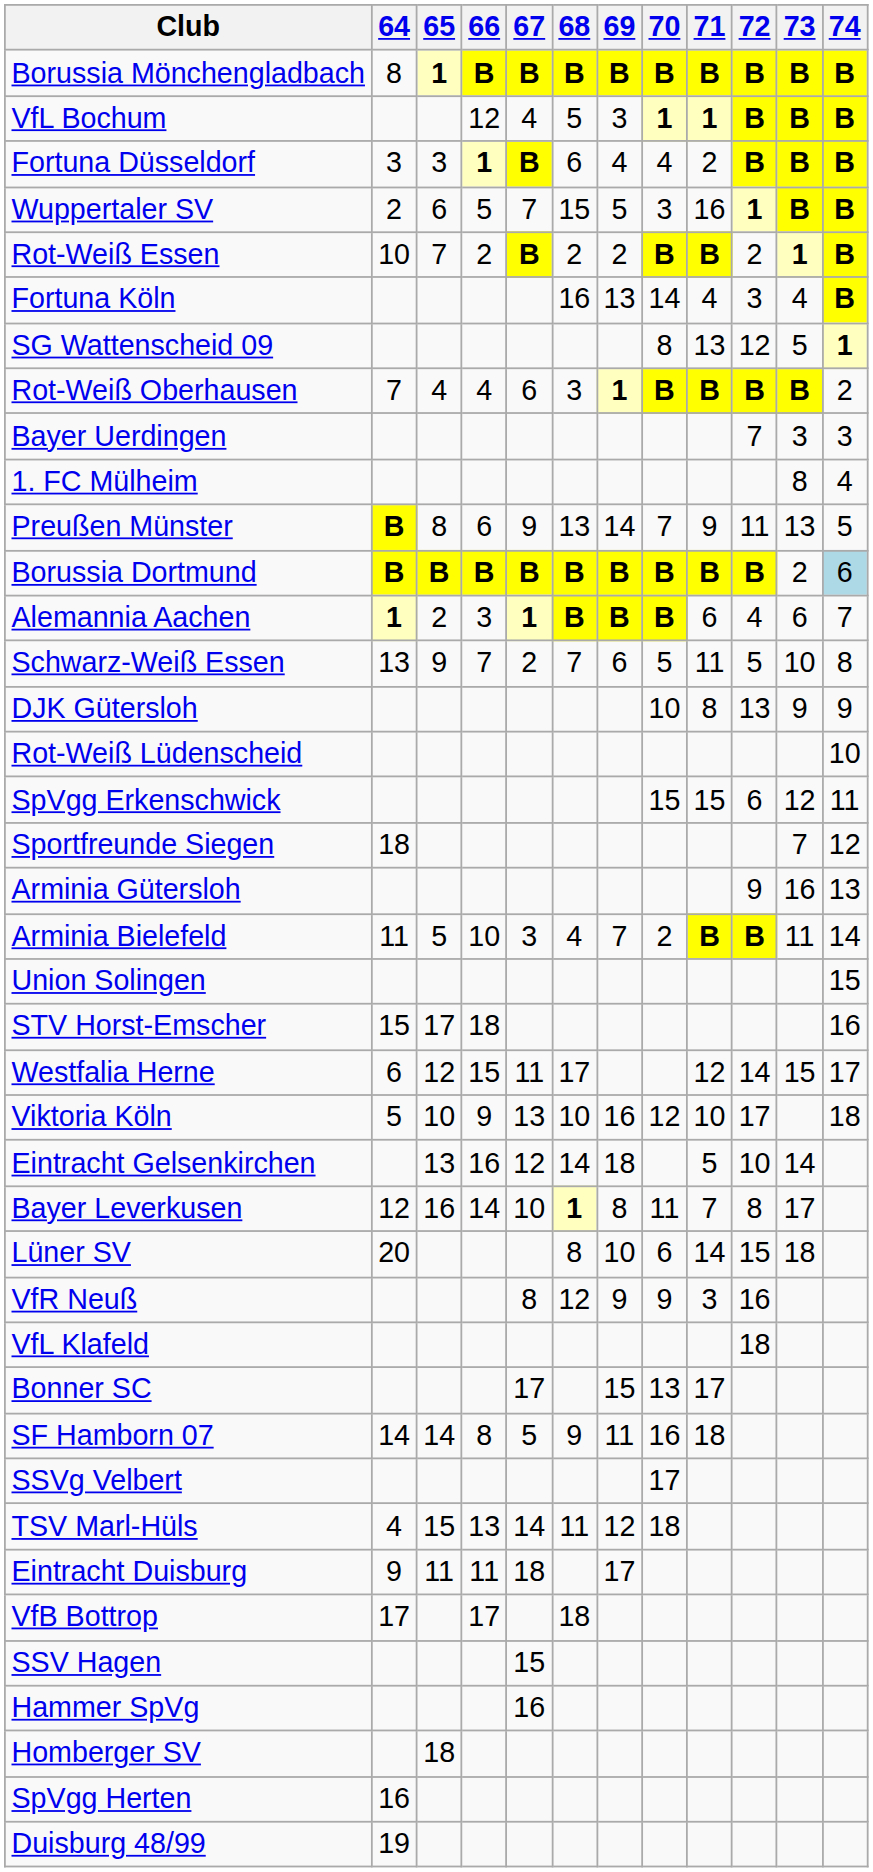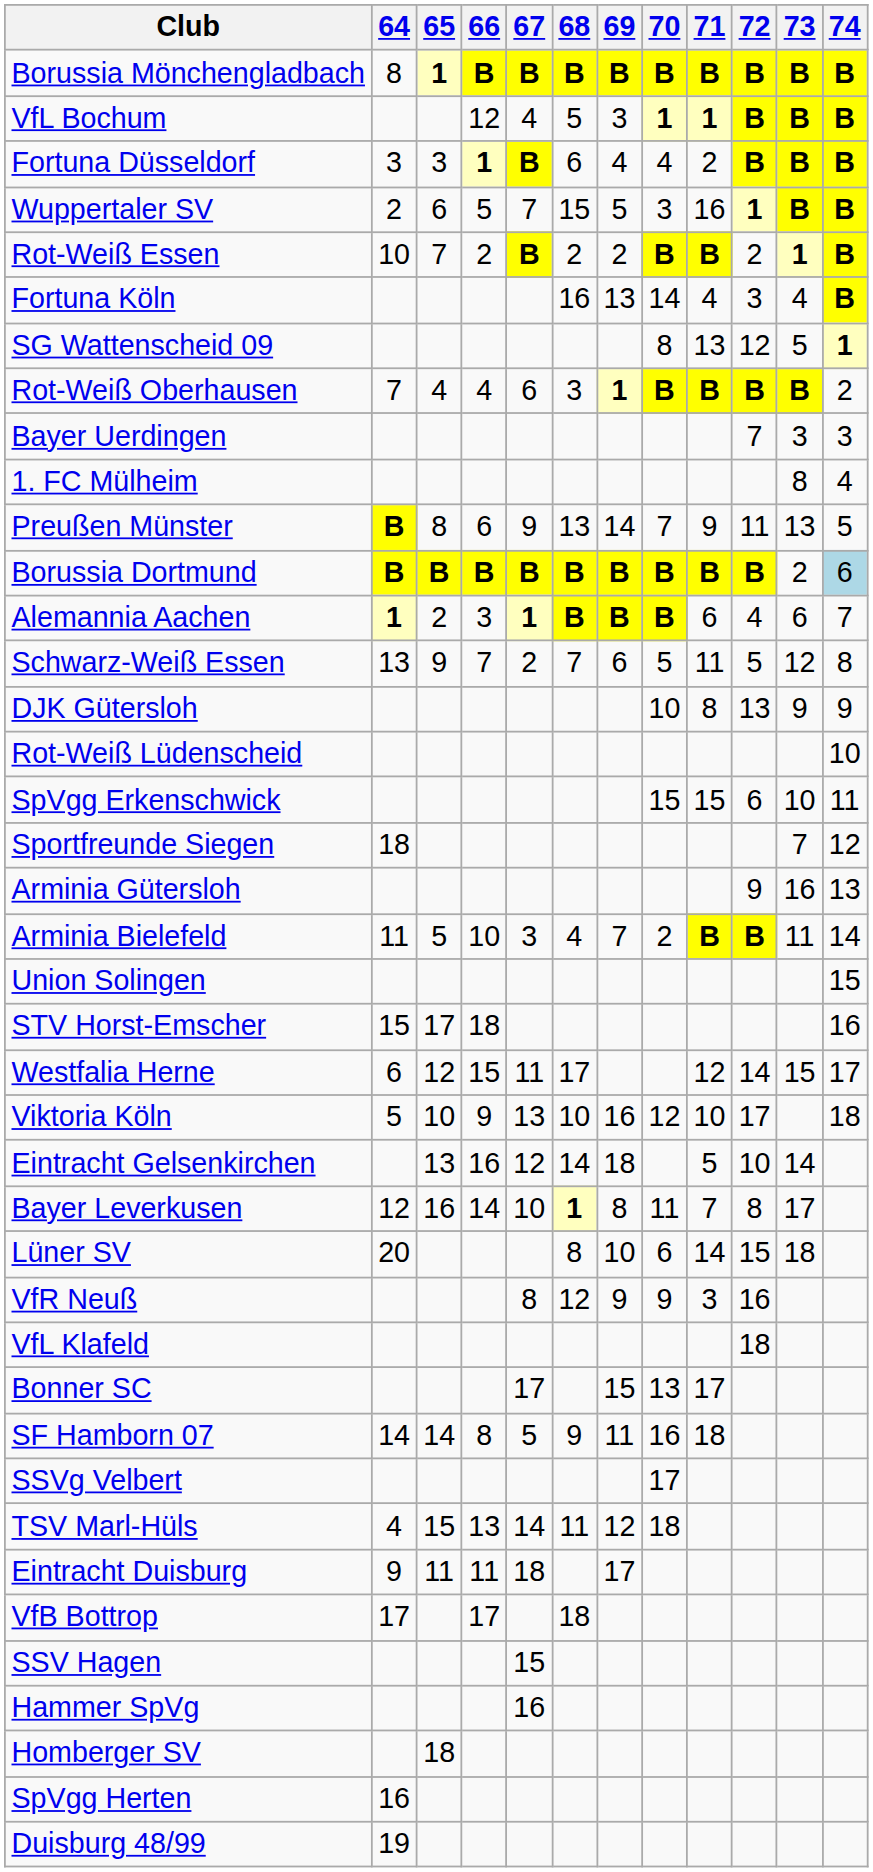(800, 663) 10 -> (800, 663) 12
(800, 799) 12 -> (800, 799) 10
